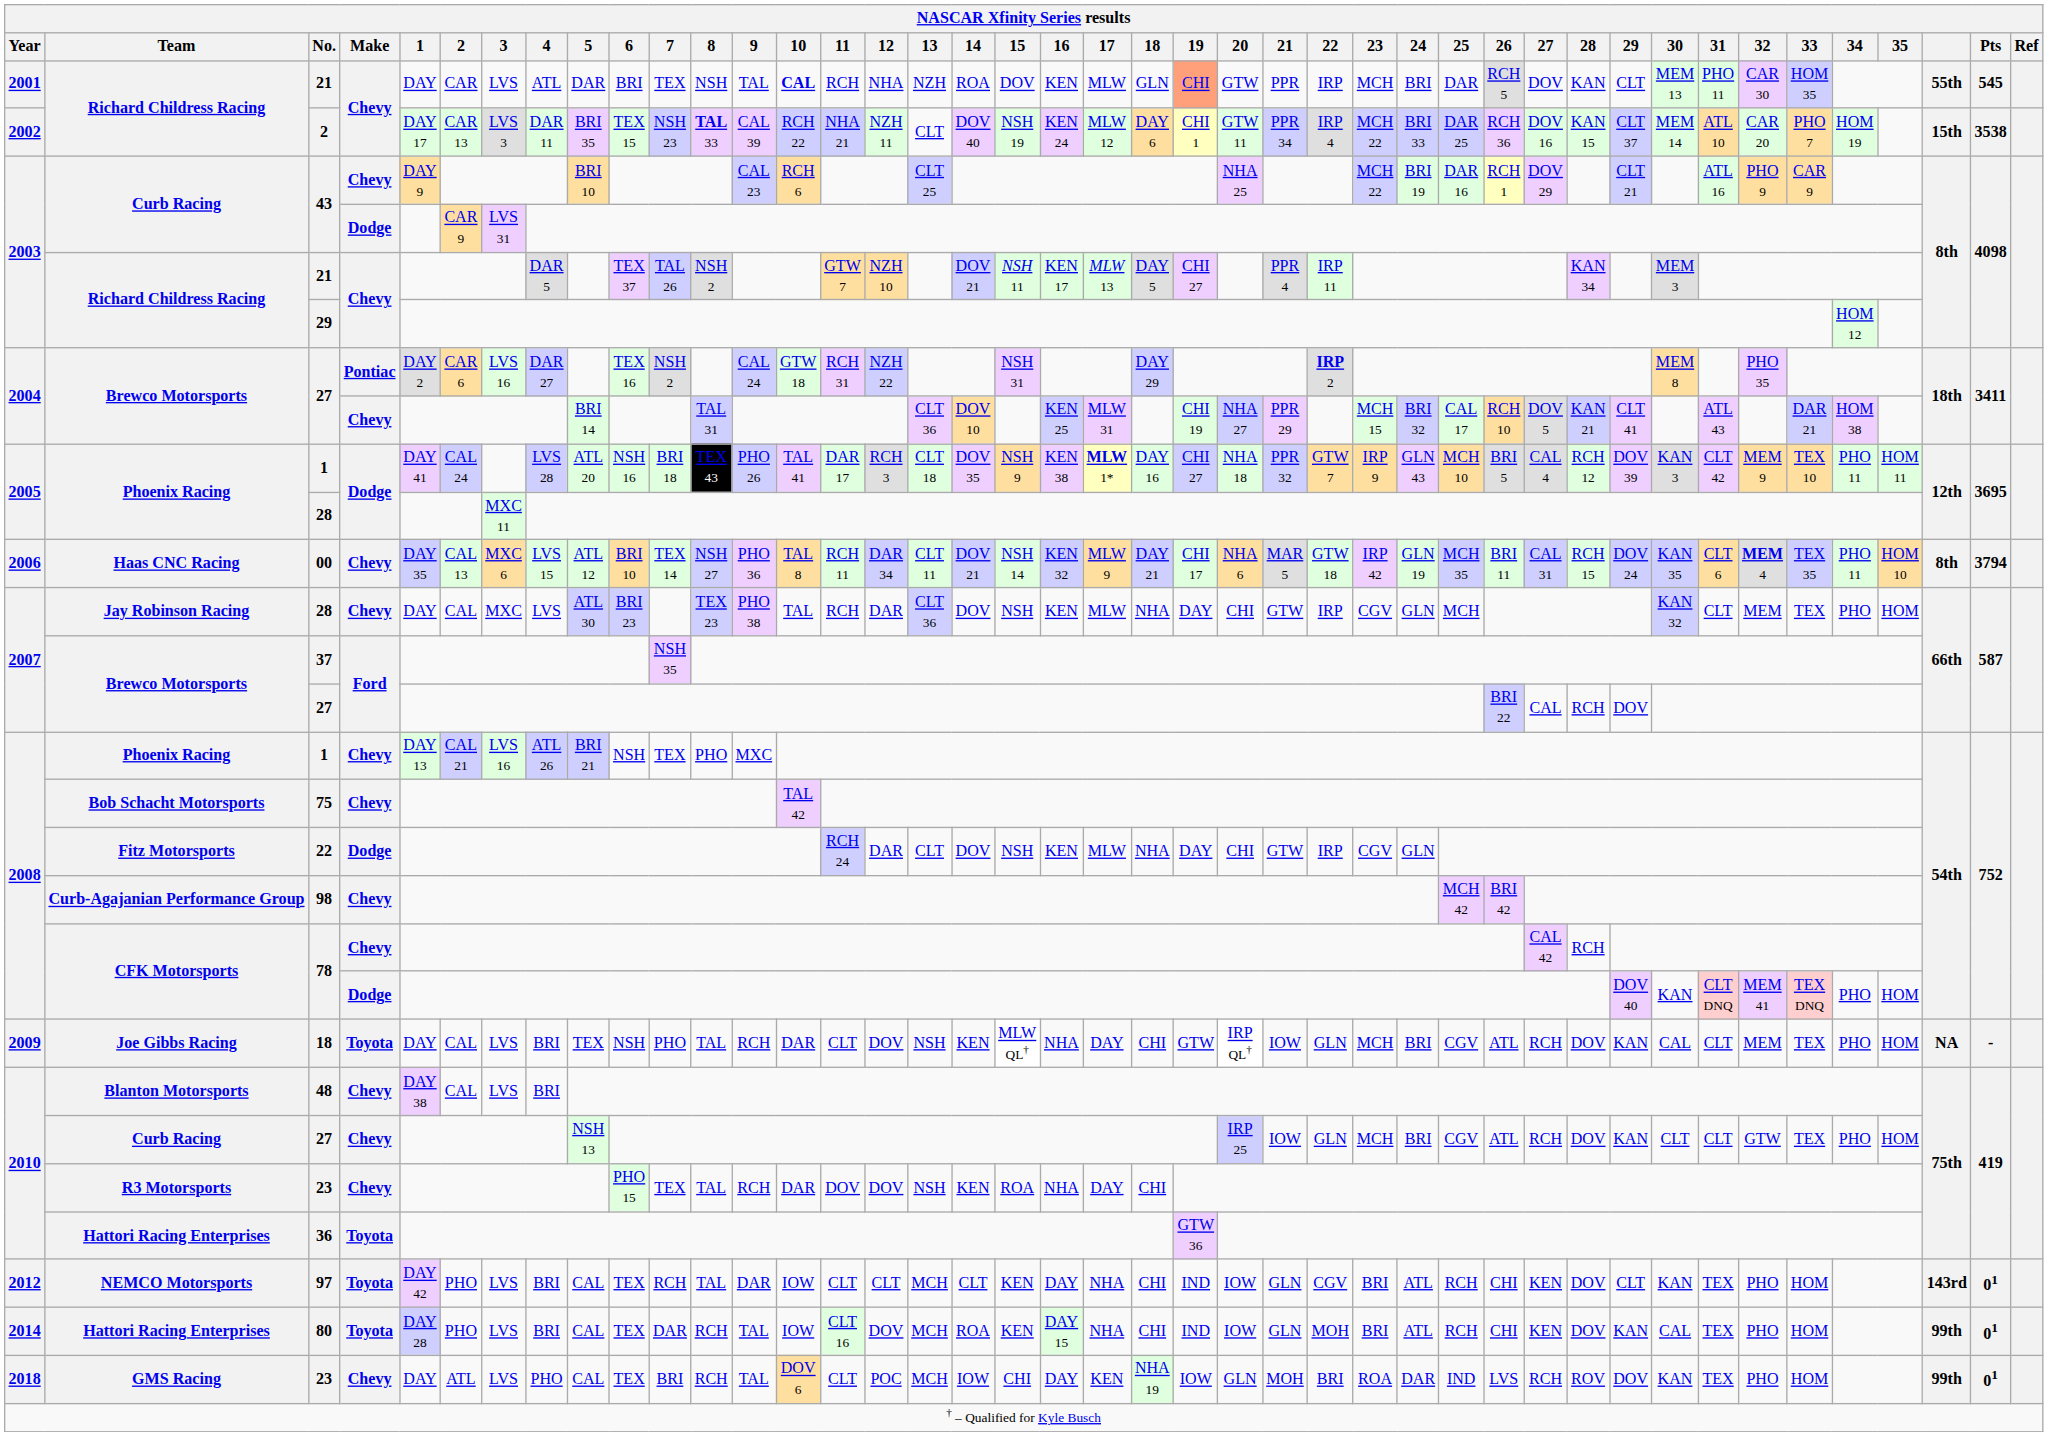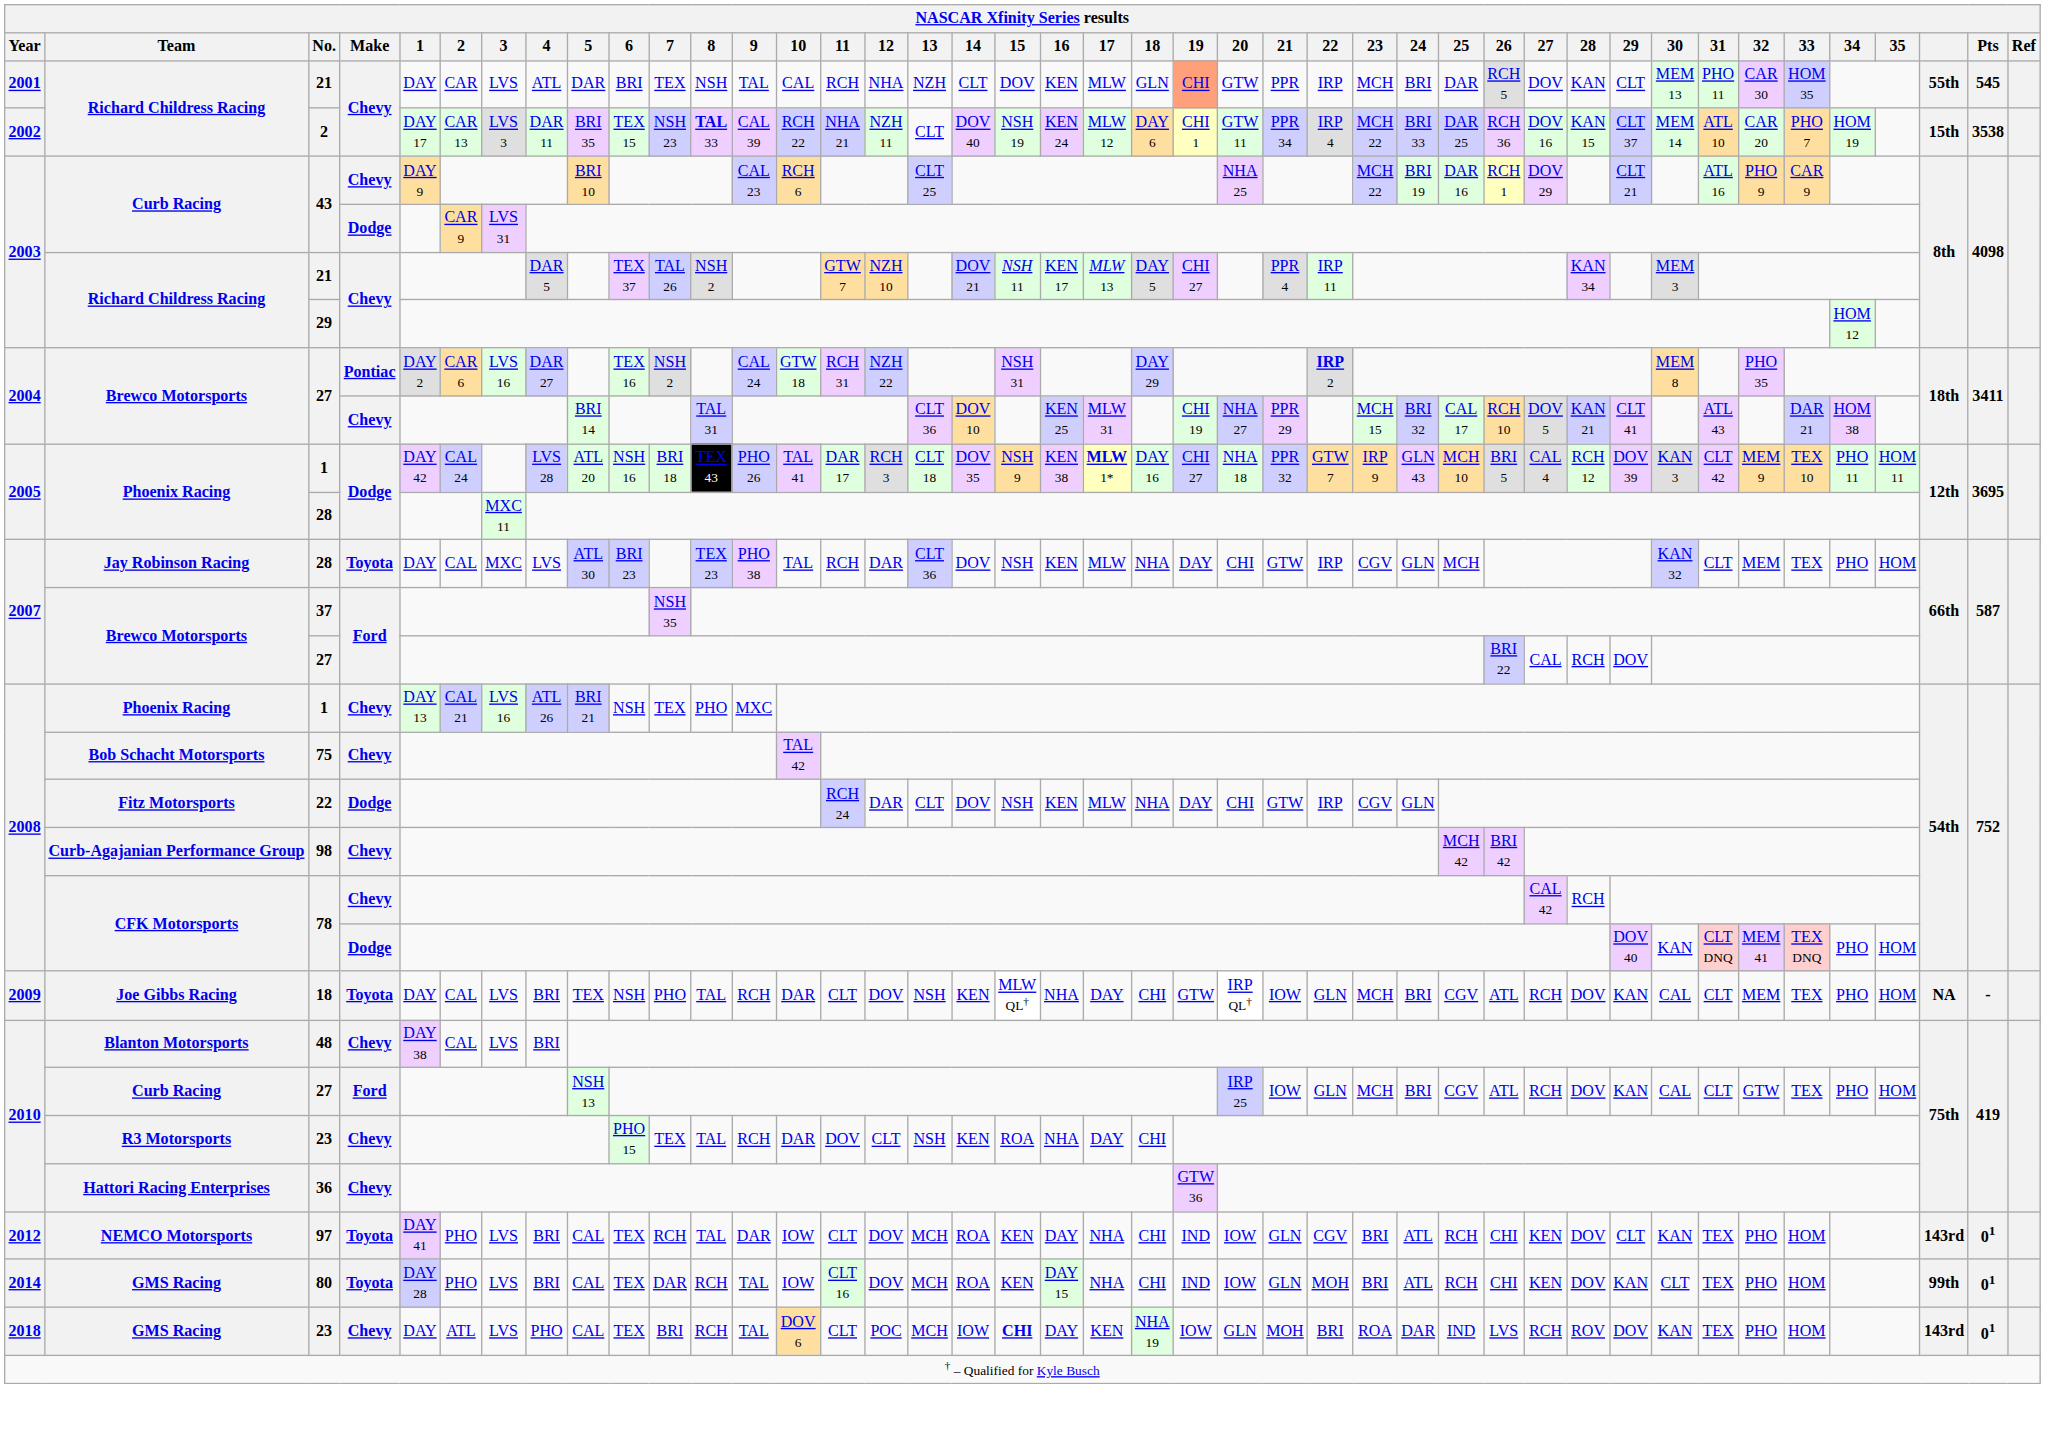(798, 84) bold -> (798, 84) normal
(973, 84) ROA -> (973, 84) CLT
(420, 467) DAY 41 -> (420, 467) DAY 42
- row: (25, 563)
(370, 611) Chevy -> (370, 563) Toyota
(370, 1139) Chevy -> (370, 1091) Ford
(1675, 1139) CLT -> (1675, 1091) CAL
(886, 1187) DOV -> (886, 1139) CLT
(370, 1235) Toyota -> (370, 1187) Chevy
(420, 1282) DAY 42 -> (420, 1234) DAY 41
(886, 1283) CLT -> (886, 1235) DOV
(973, 1283) CLT -> (973, 1235) ROA
(176, 1331) Hattori Racing Enterprises -> (176, 1283) GMS Racing
(1675, 1331) CAL -> (1675, 1283) CLT
(1017, 1379) normal -> (1017, 1331) bold
(1947, 1379) 99th -> (1944, 1331) 143rd
